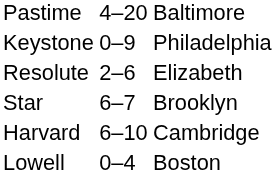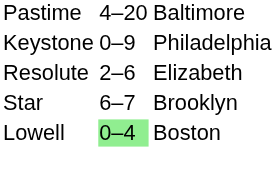- row: (42, 132)
(117, 162) no background -> (117, 132) lightgreen background
